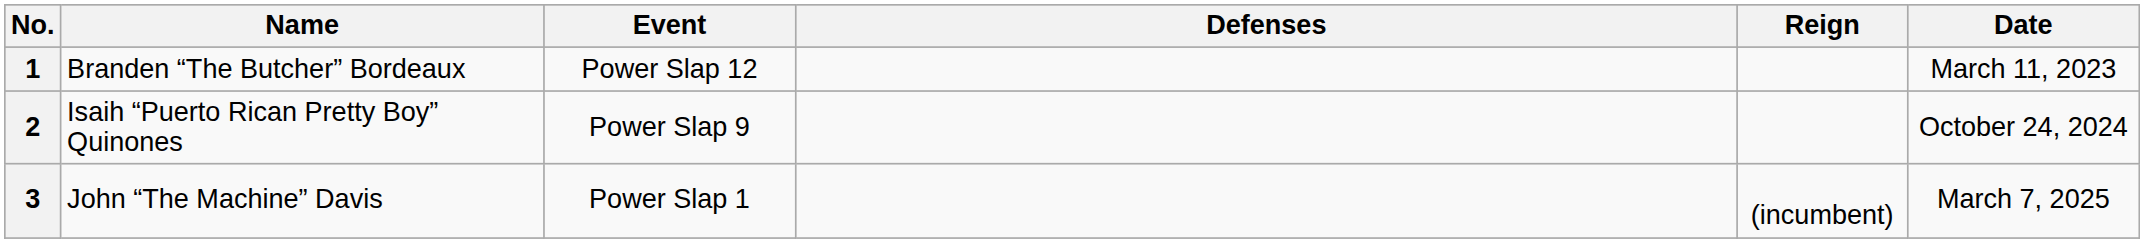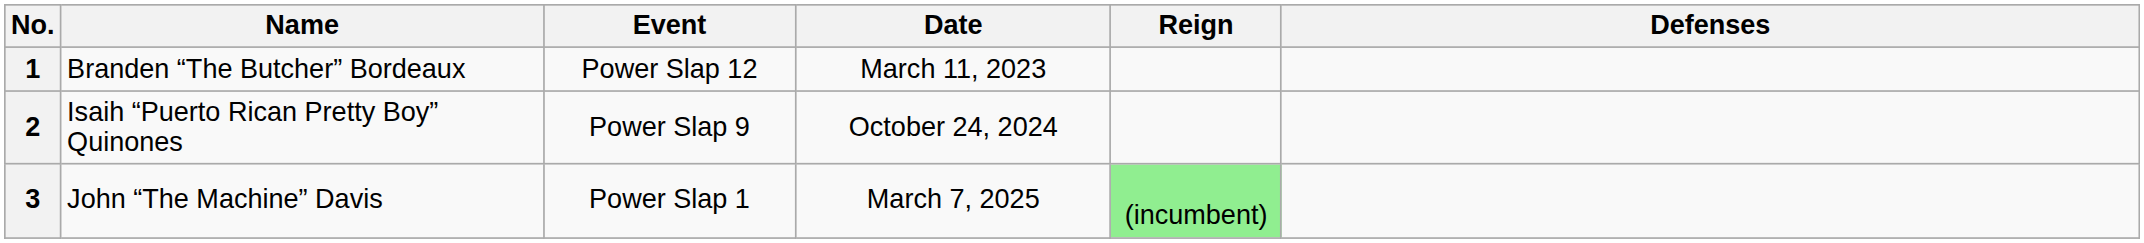columns swapped: (2023, 25) <-> (1266, 25)
(1822, 215) no background -> (1196, 215) lightgreen background
